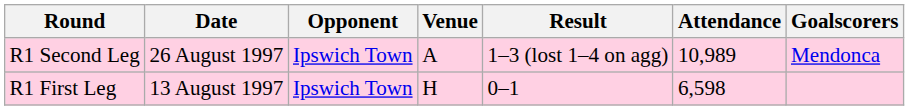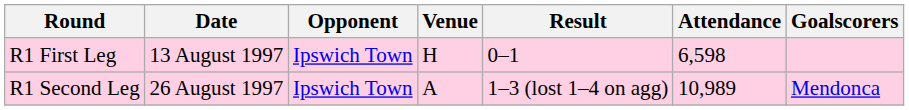rows swapped: (63, 88) <-> (75, 54)
